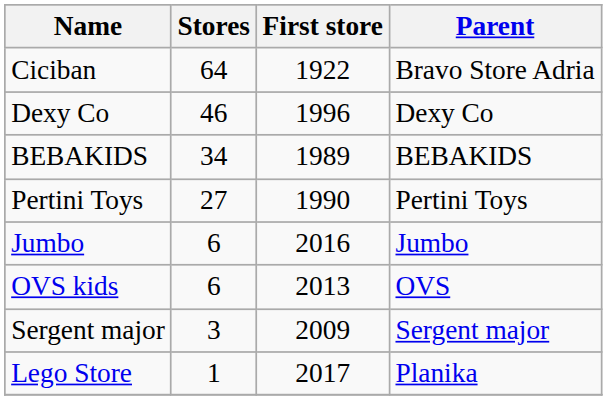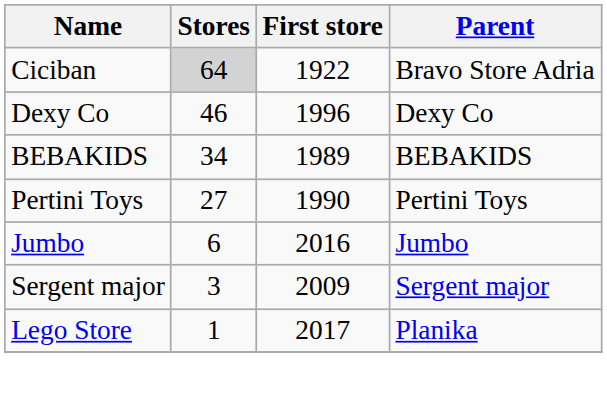(214, 69) no background -> (214, 69) lightgrey background
- row: (65, 286)
